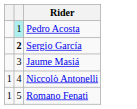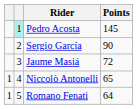+ column: (116, 12)
(19, 45) bold -> (19, 45) normal
